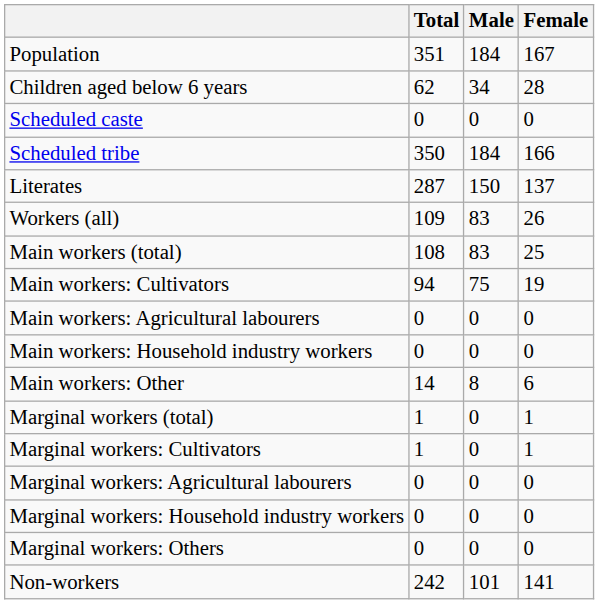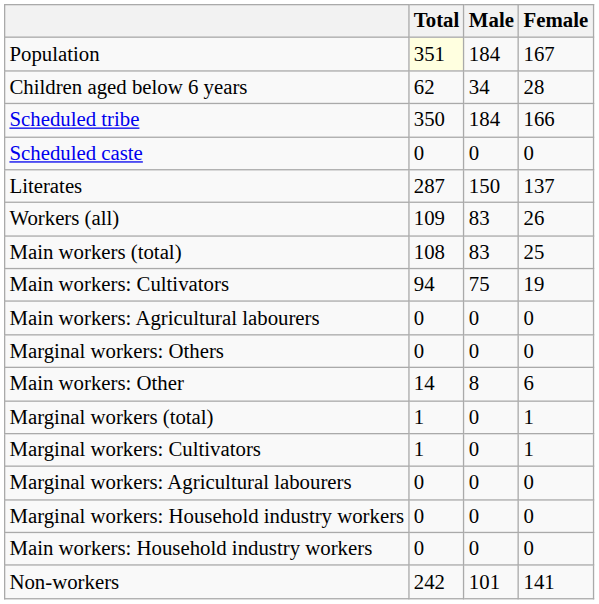(429, 53) no background -> (429, 53) lightyellow background
rows swapped: (76, 119) <-> (74, 152)
rows swapped: (191, 350) <-> (117, 548)
